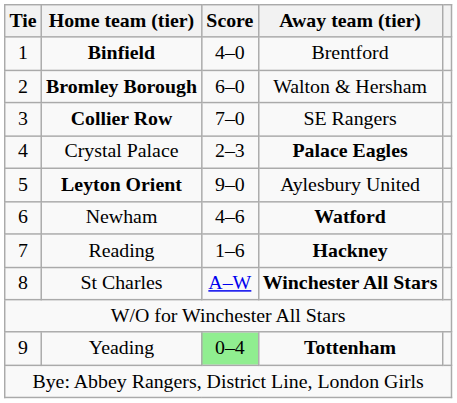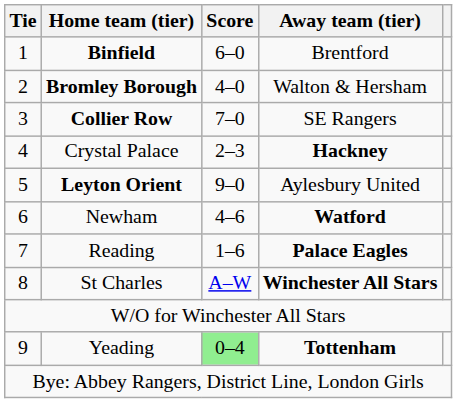(230, 53) 4–0 -> (230, 53) 6–0
(230, 85) 6–0 -> (230, 85) 4–0
(350, 151) Palace Eagles -> (350, 151) Hackney
(350, 249) Hackney -> (350, 249) Palace Eagles
